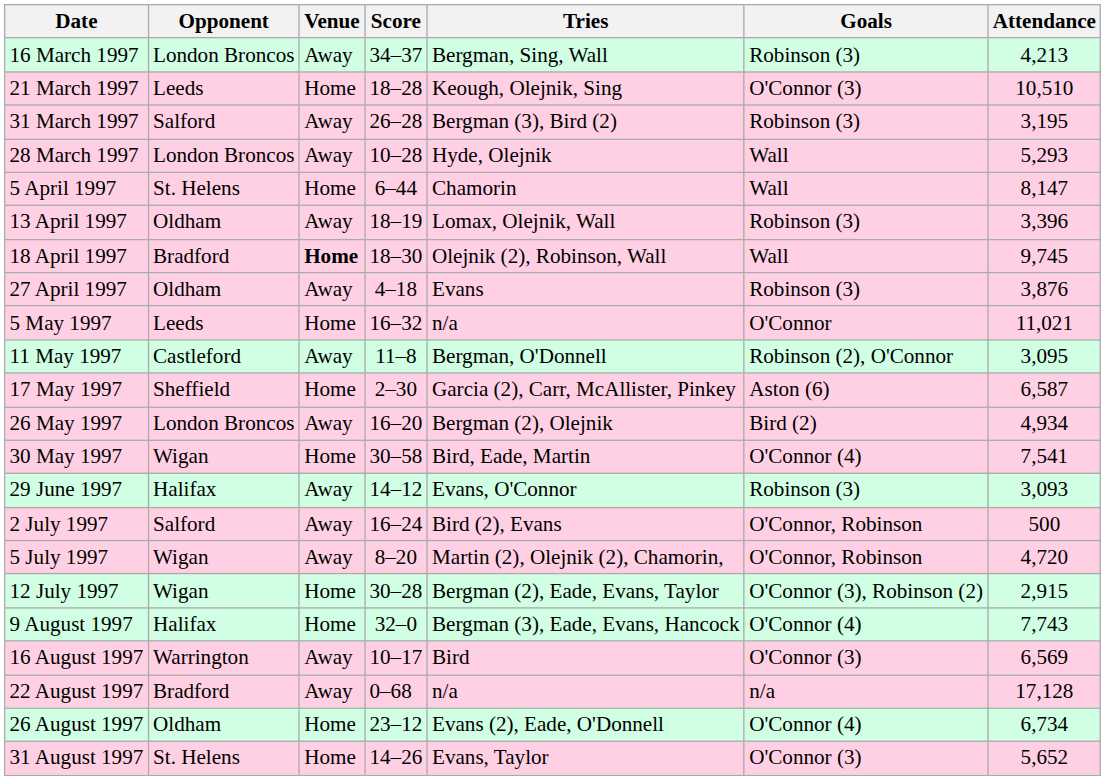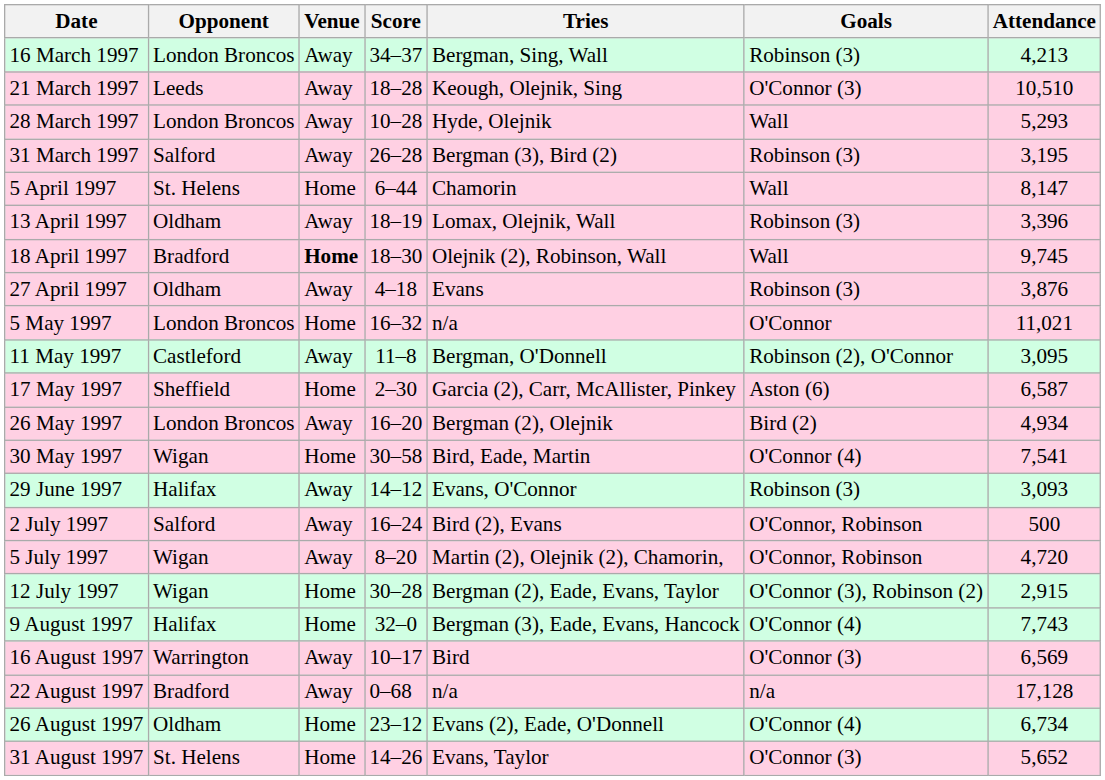(330, 88) Home -> (328, 88) Away
rows swapped: (74, 155) <-> (74, 121)
(178, 322) Leeds -> (224, 322) London Broncos
